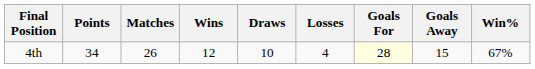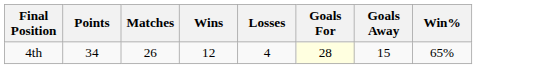- column: (267, 23)
(500, 53) 67% -> (442, 53) 65%
